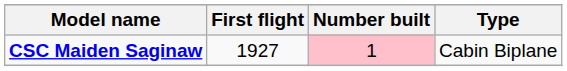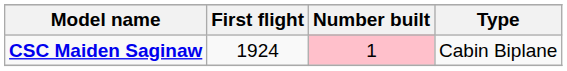(258, 50) 1927 -> (258, 50) 1924
